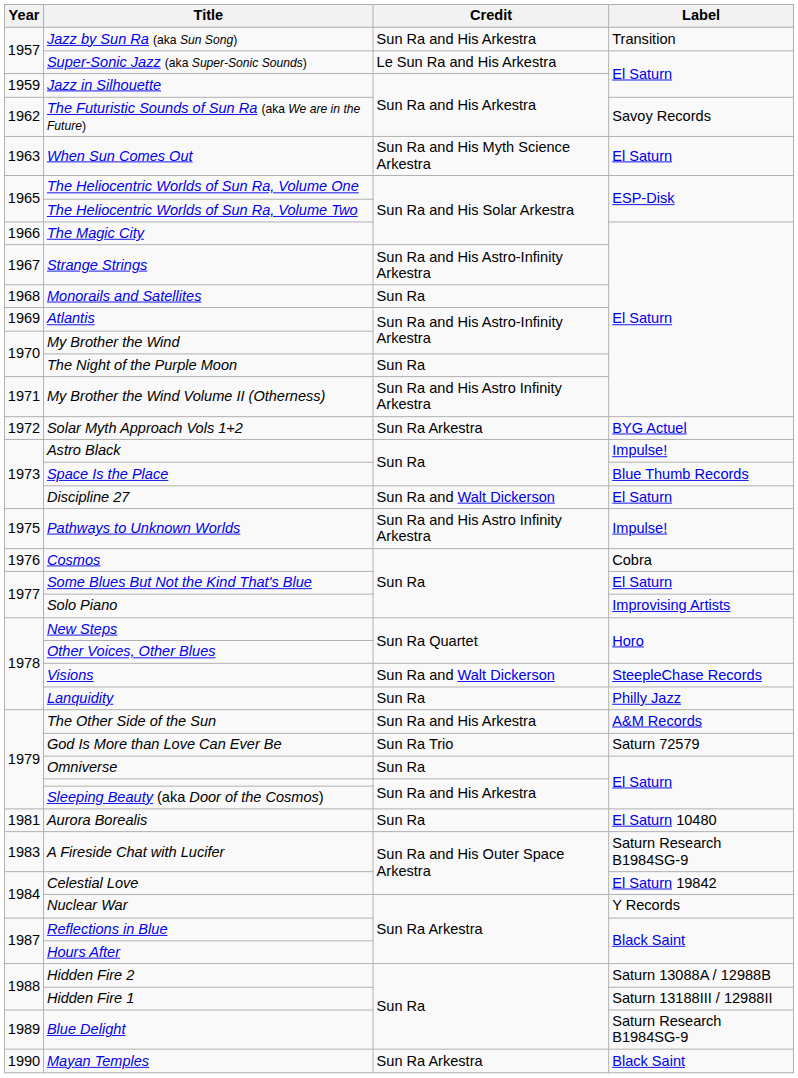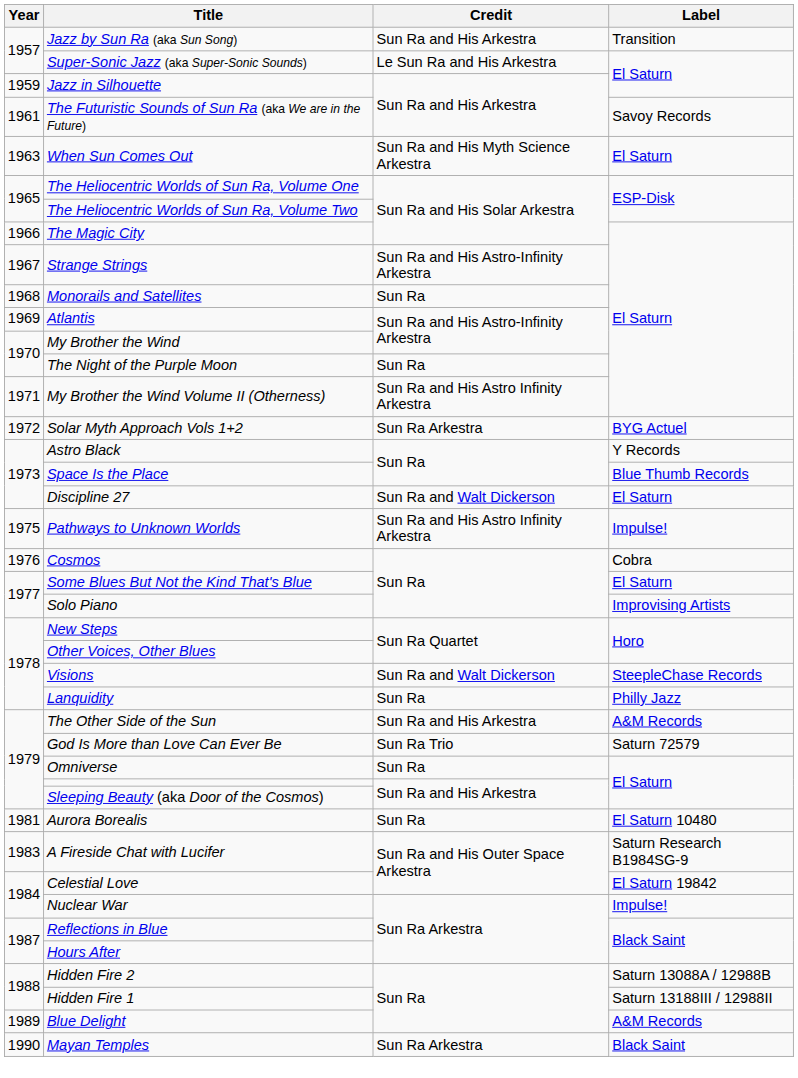(24, 116) 1962 -> (24, 116) 1961
(640, 451) Impulse! -> (646, 451) Y Records
(646, 906) Y Records -> (640, 906) Impulse!
(667, 1029) Saturn Research B1984SG-9 -> (657, 1021) A&M Records
